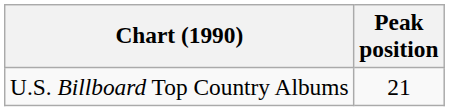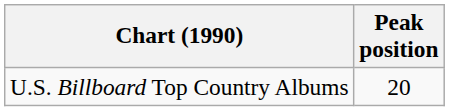(399, 86) 21 -> (399, 86) 20
